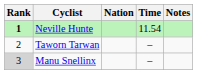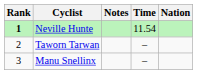columns swapped: (119, 12) <-> (178, 12)
(19, 61) lightgrey background -> (19, 61) no background
